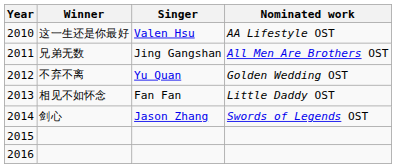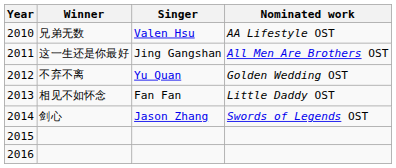(84, 33) 这一生还是你最好 -> (62, 33) 兄弟无数
(62, 53) 兄弟无数 -> (84, 53) 这一生还是你最好
